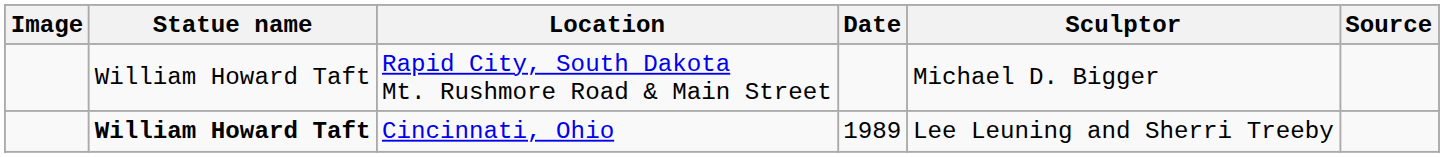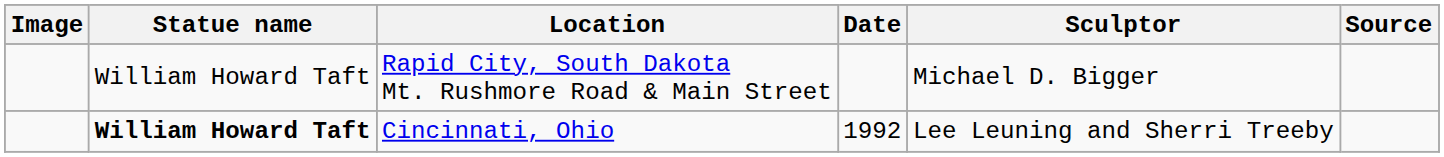(872, 131) 1989 -> (872, 131) 1992
